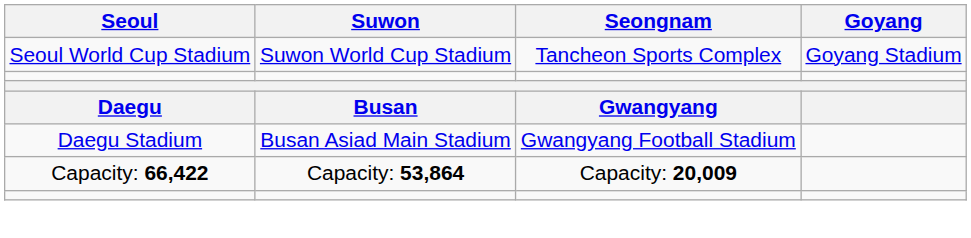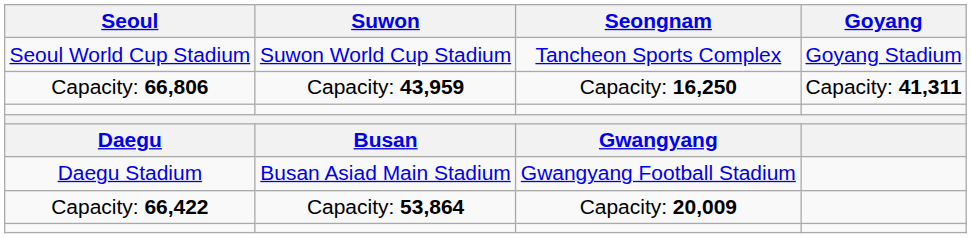+ row: (130, 87)
